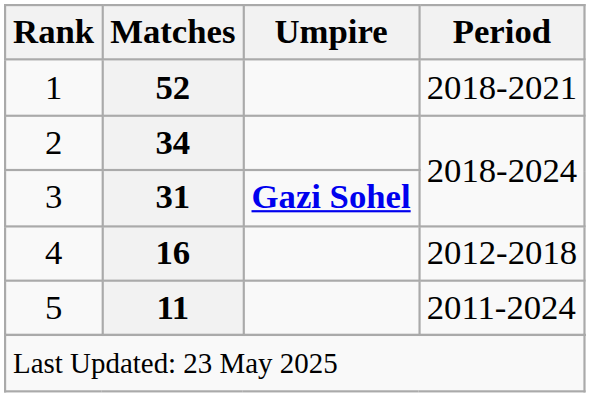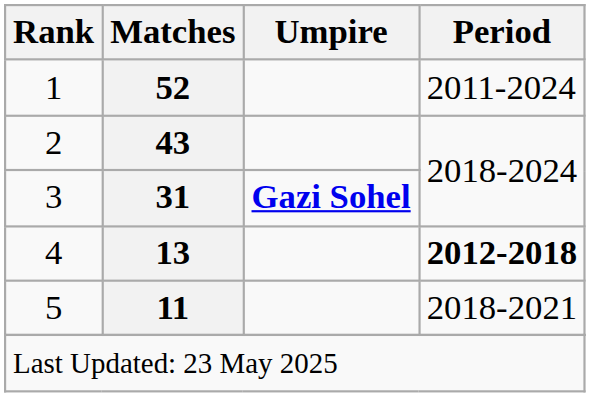(502, 87) 2018-2021 -> (501, 87) 2011-2024
(173, 142) 34 -> (173, 142) 43
(173, 252) 16 -> (173, 252) 13
(502, 252) normal -> (502, 252) bold
(501, 307) 2011-2024 -> (502, 307) 2018-2021
